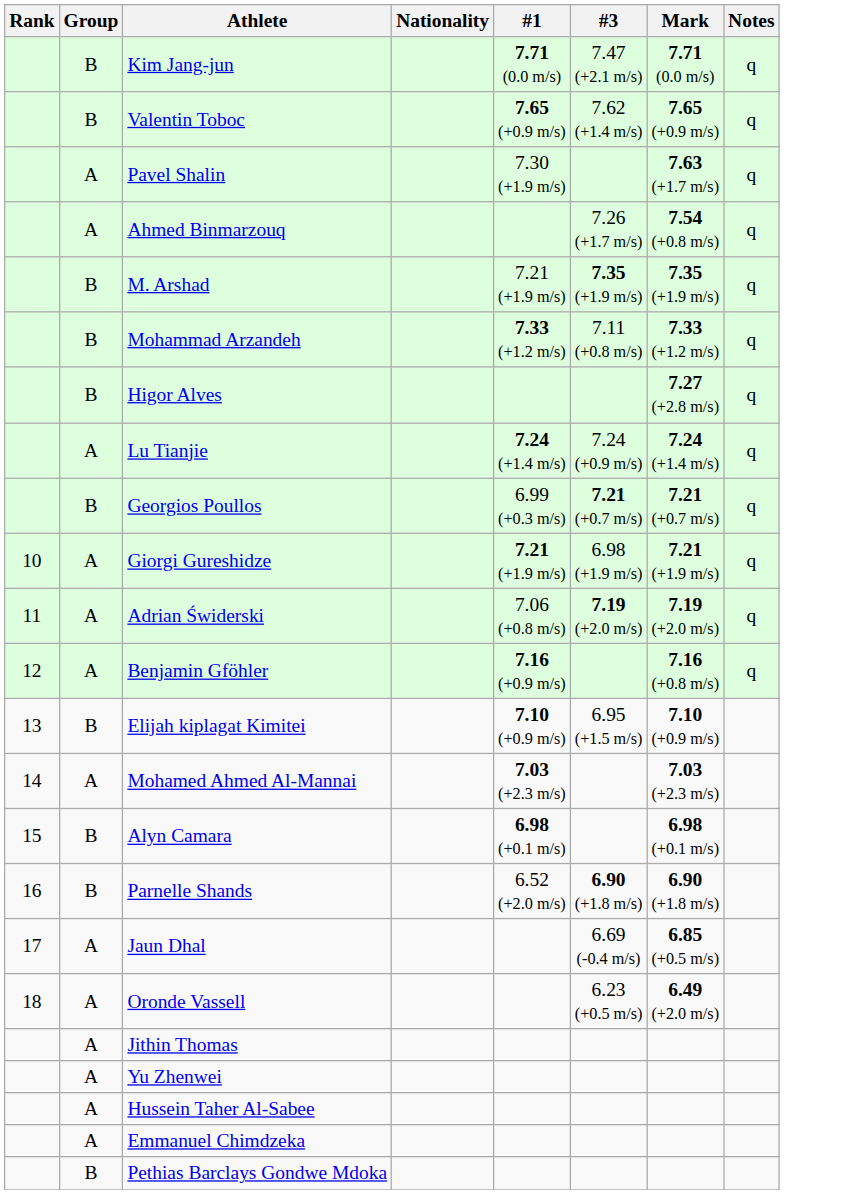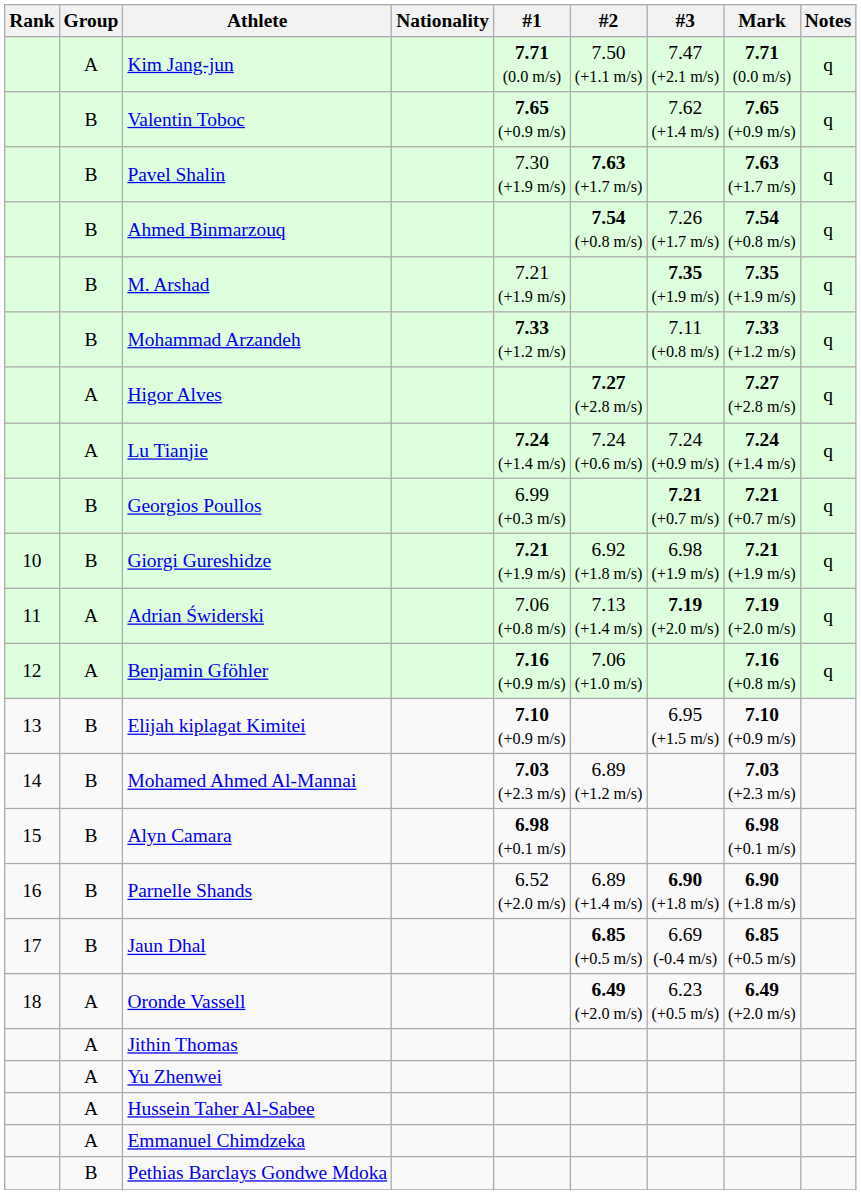+ column: (609, 20)
(91, 64) B -> (91, 64) A
(91, 174) A -> (91, 174) B
(91, 229) A -> (91, 229) B
(91, 395) B -> (91, 395) A
(91, 560) A -> (91, 560) B
(91, 780) A -> (91, 780) B
(91, 946) A -> (91, 946) B
